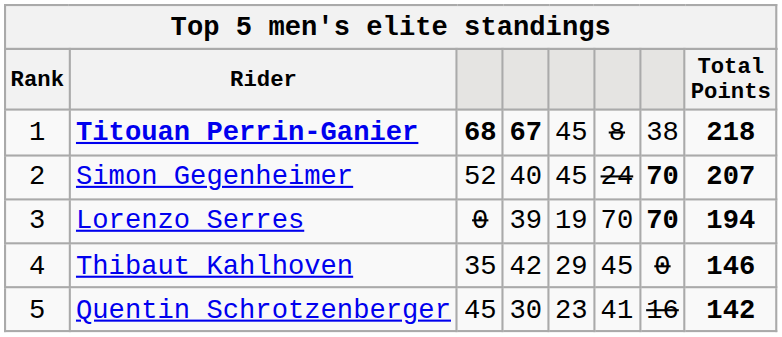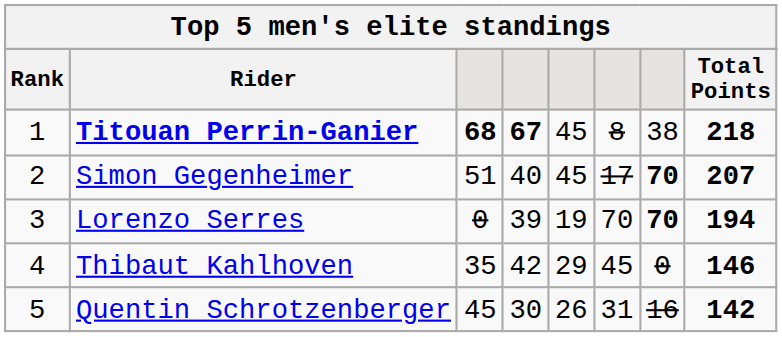(480, 177) 52 -> (480, 177) 51
(617, 177) 24 -> (617, 177) 17
(571, 310) 23 -> (571, 310) 26
(617, 310) 41 -> (617, 310) 31
